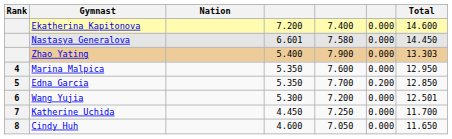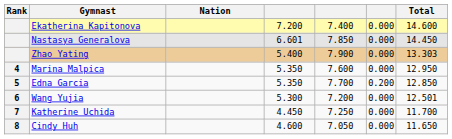(341, 40) 7.580 -> (341, 40) 7.850
